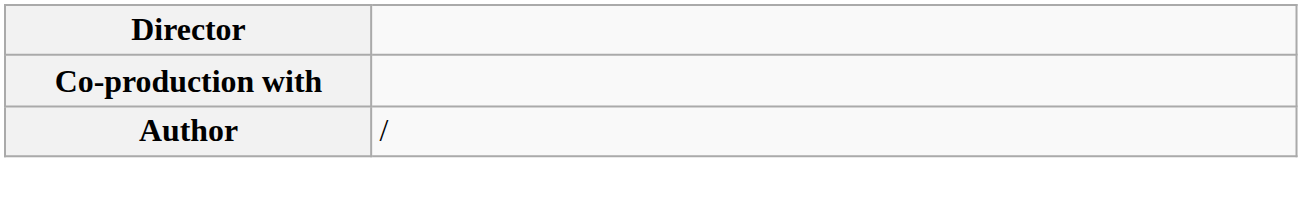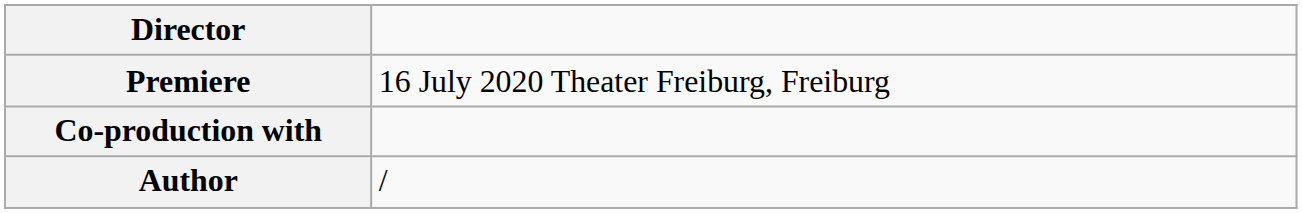+ row: (188, 80)
